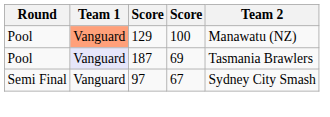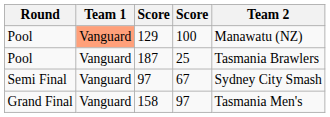(99, 58) lavender background -> (105, 58) no background
(177, 58) 69 -> (183, 58) 25
+ row: (148, 101)
